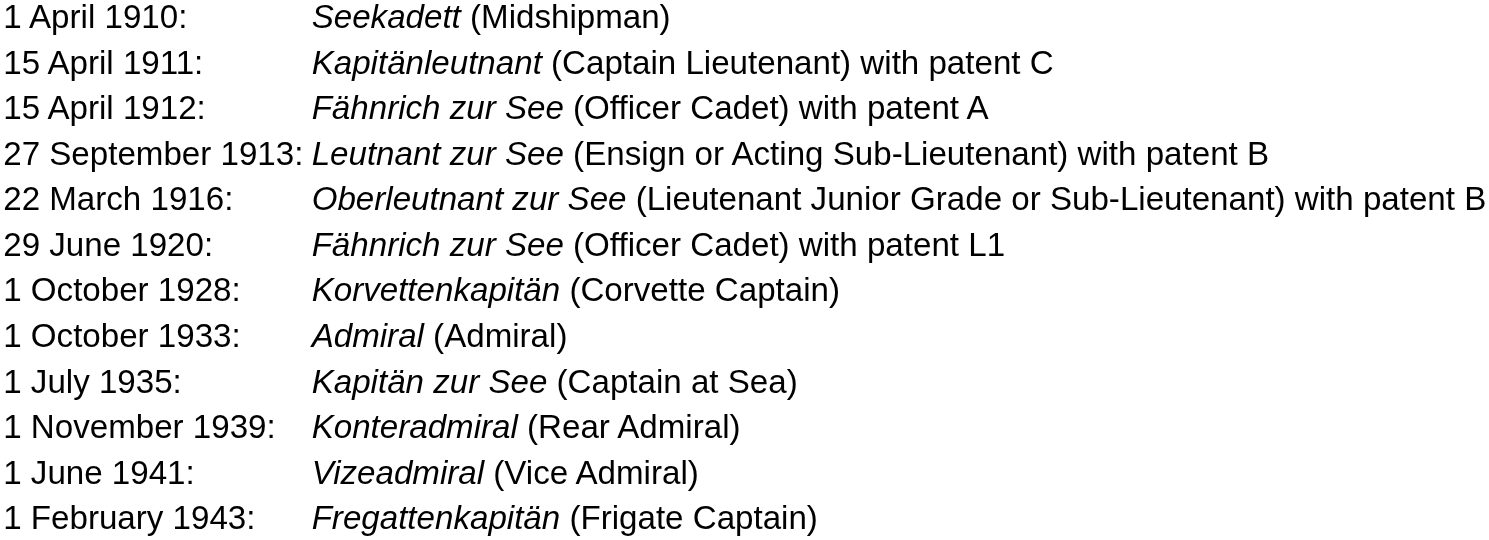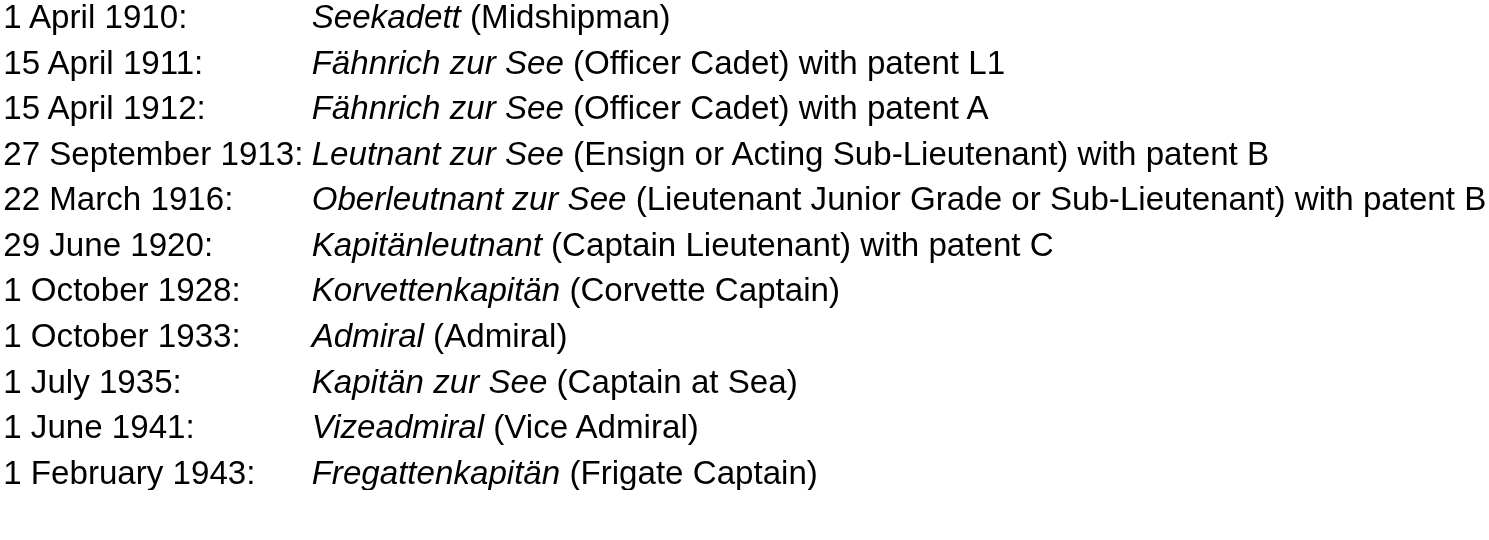(683, 62) Kapitänleutnant (Captain Lieutenant) with patent C -> (658, 62) Fähnrich zur See (Officer Cadet) with patent L1
(658, 245) Fähnrich zur See (Officer Cadet) with patent L1 -> (683, 245) Kapitänleutnant (Captain Lieutenant) with patent C
- row: (139, 427)
